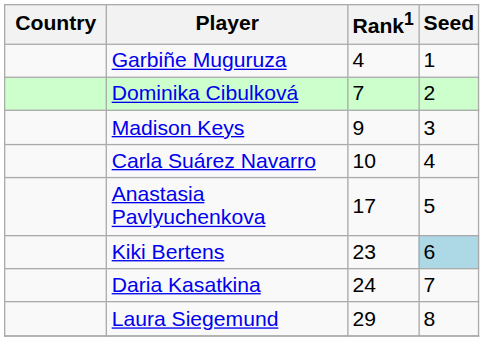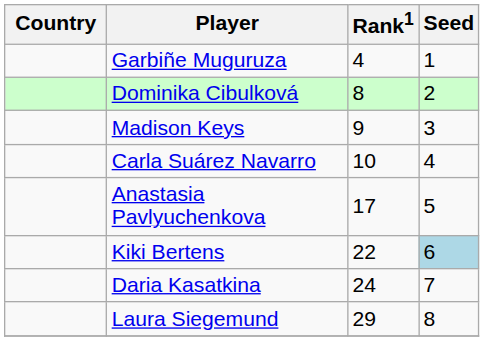(358, 93) 7 -> (358, 93) 8
(364, 251) 23 -> (364, 251) 22
